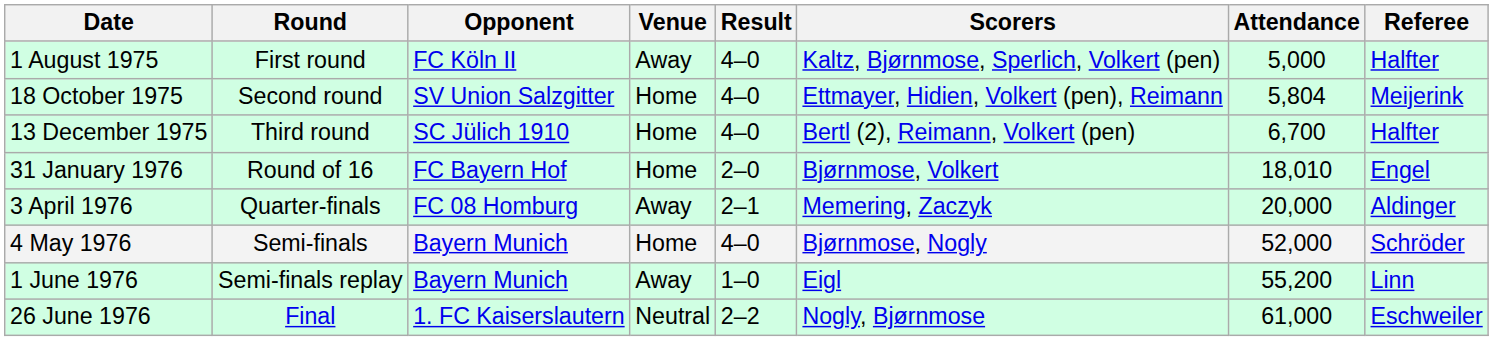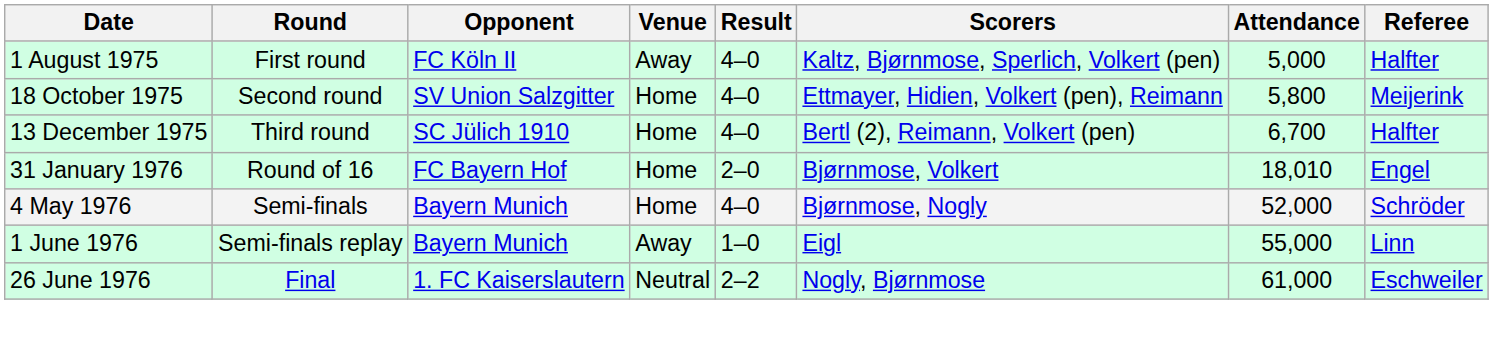(1297, 96) 5,804 -> (1297, 96) 5,800
- row: (71, 206)
(1297, 280) 55,200 -> (1297, 243) 55,000
